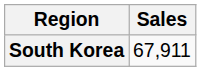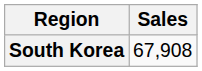(162, 50) 67,911 -> (163, 50) 67,908
